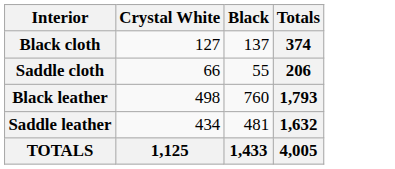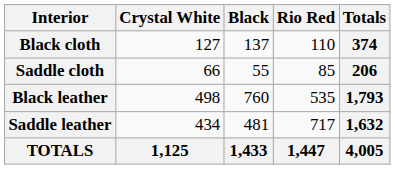+ column: (306, 17)
